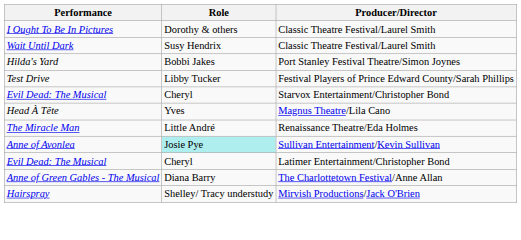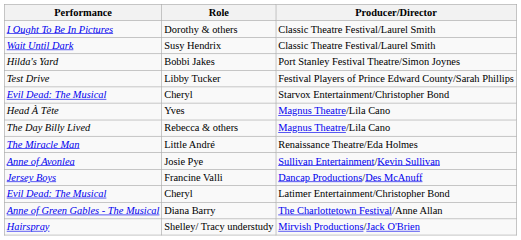+ row: (48, 128)
(184, 144) paleturquoise background -> (184, 161) no background
+ row: (31, 177)
